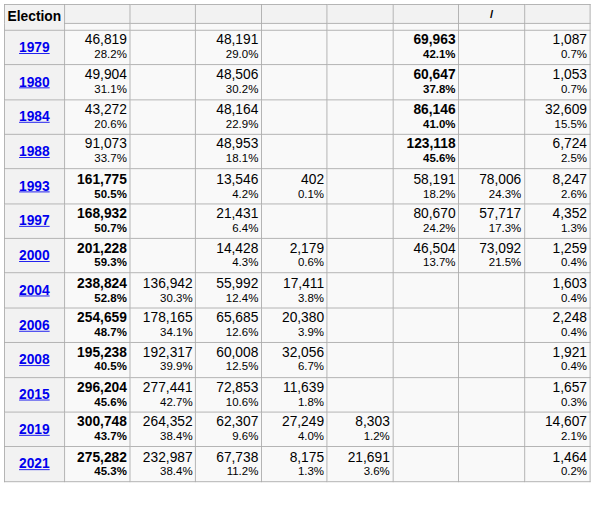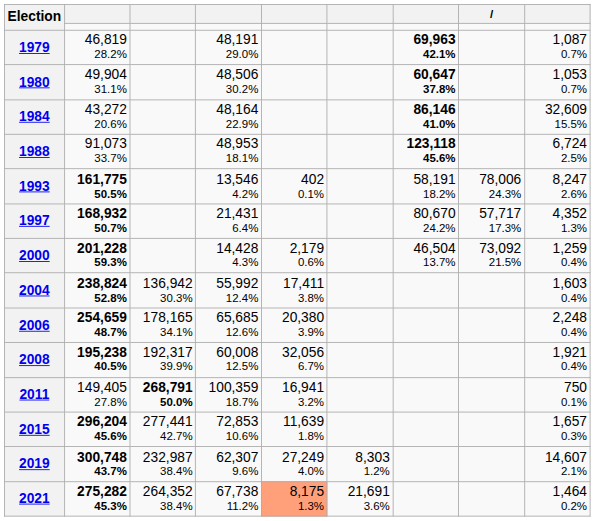+ row: (34, 394)
(168, 429) 264,352 38.4% -> (168, 463) 232,987 38.4%
(168, 463) 232,987 38.4% -> (168, 498) 264,352 38.4%
(307, 463) no background -> (307, 498) lightsalmon background
